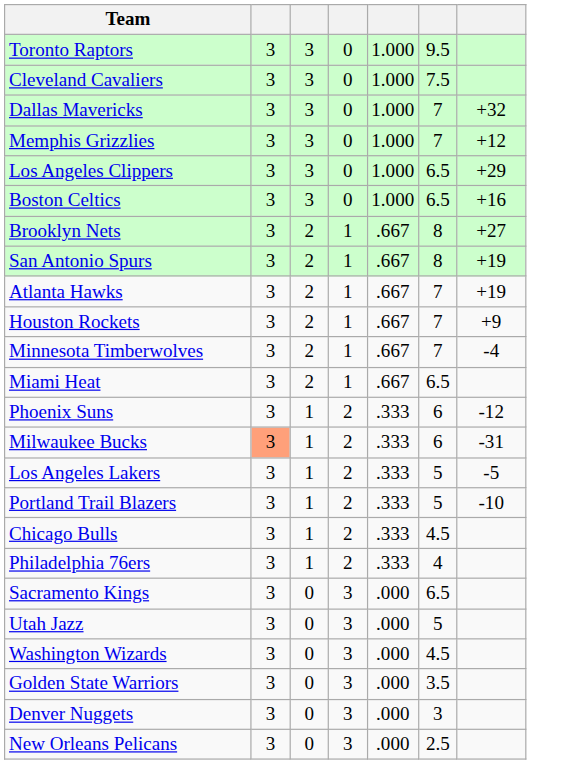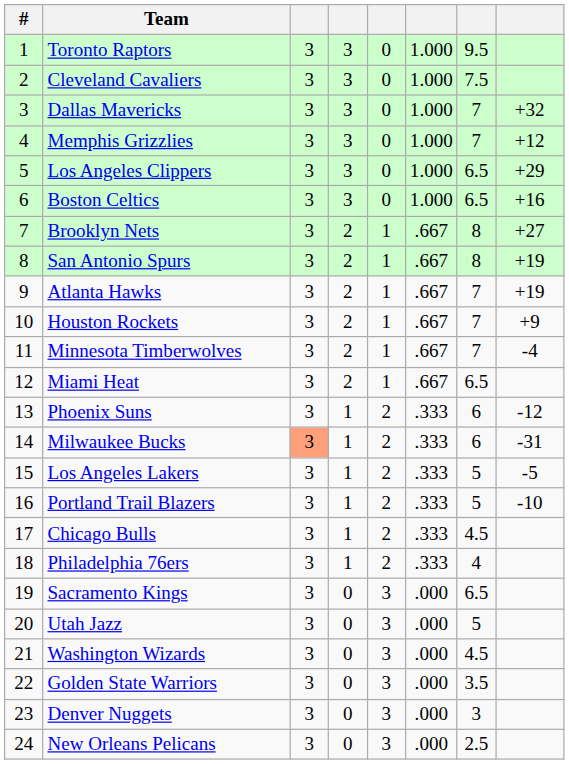+ column: (24, 19)
